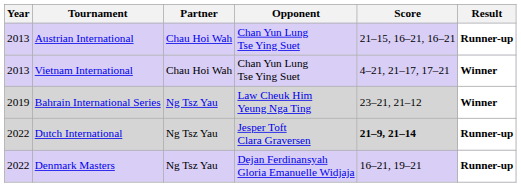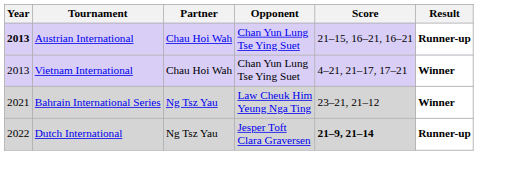(18, 39) normal -> (18, 39) bold
(18, 102) 2019 -> (18, 102) 2021
- row: (75, 166)
